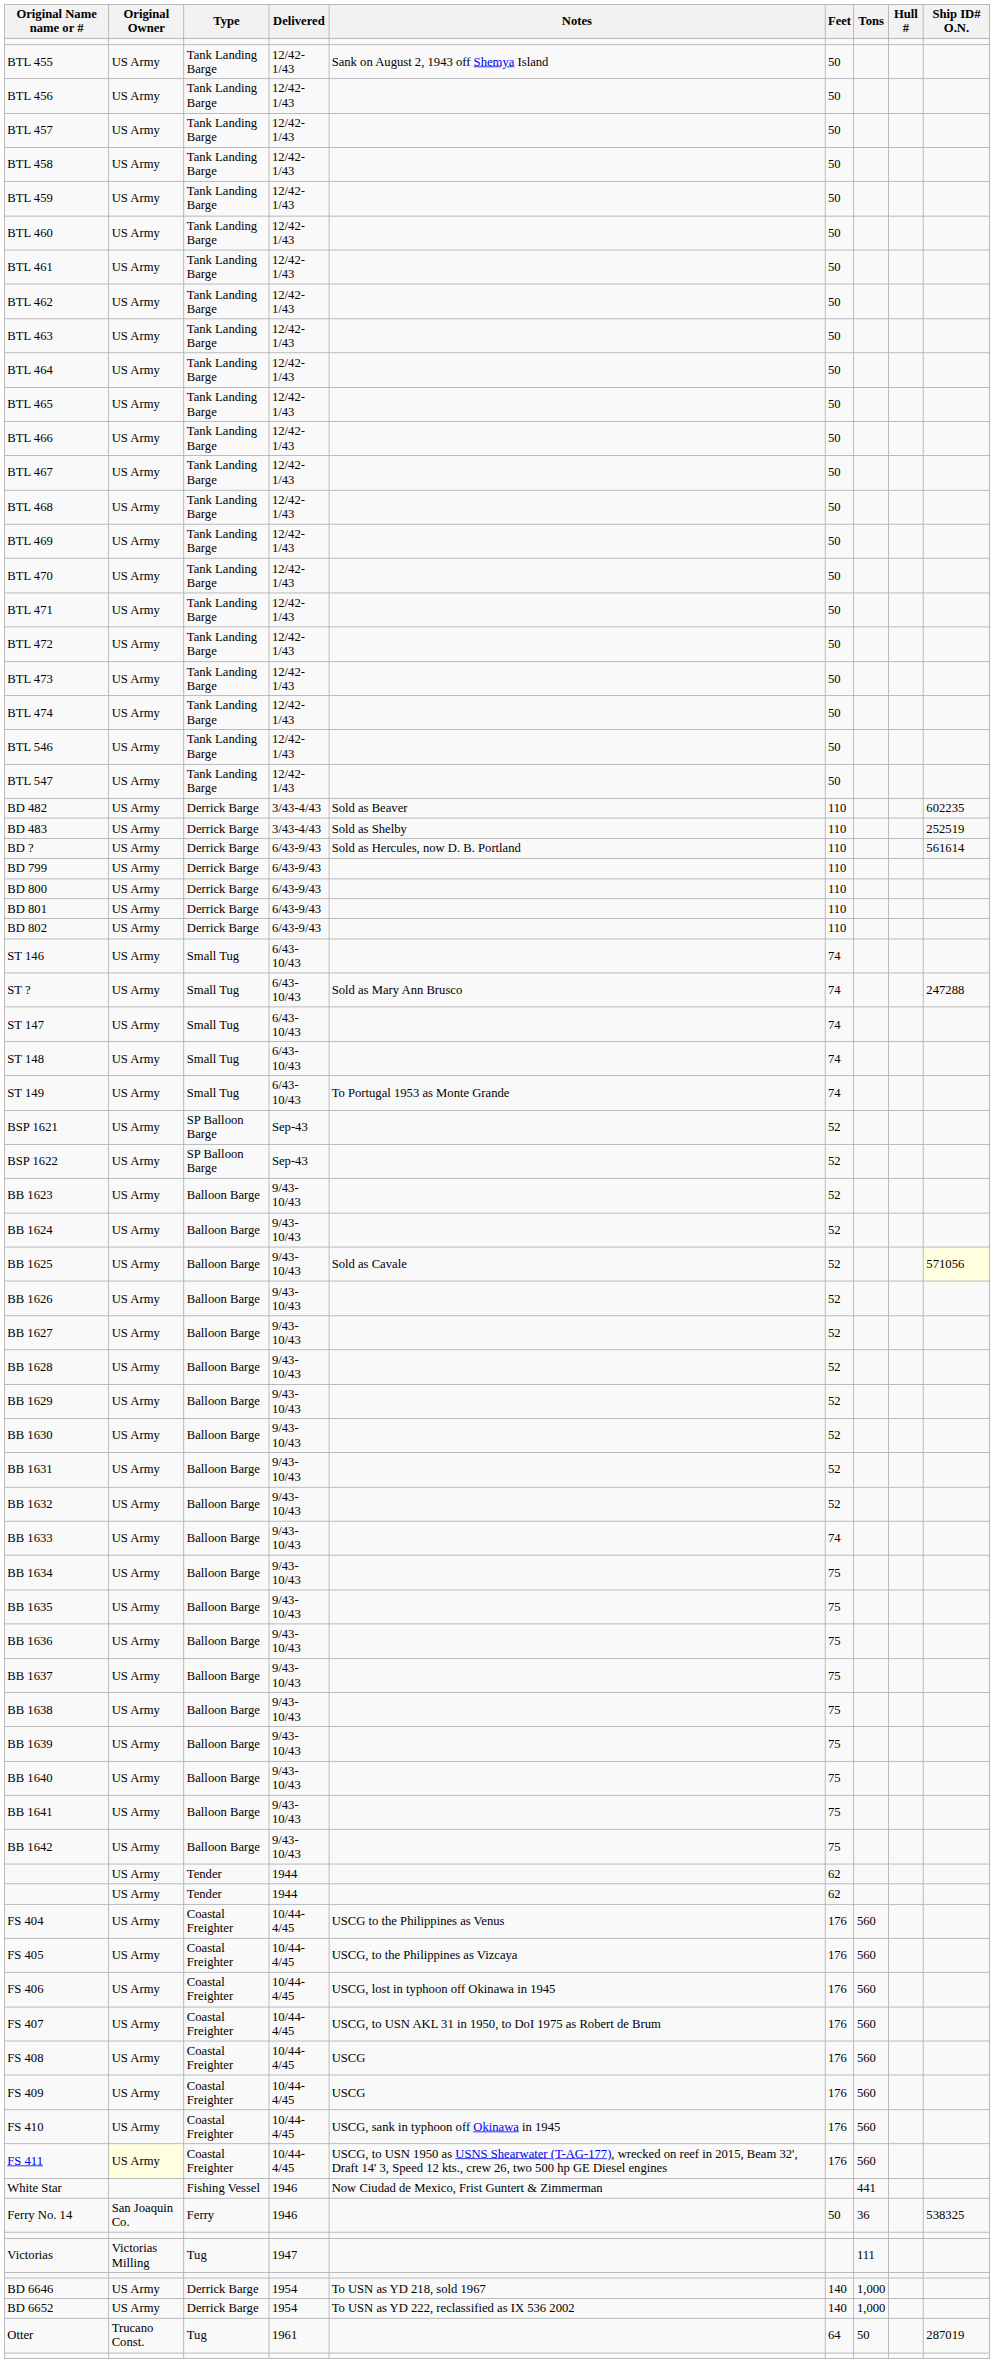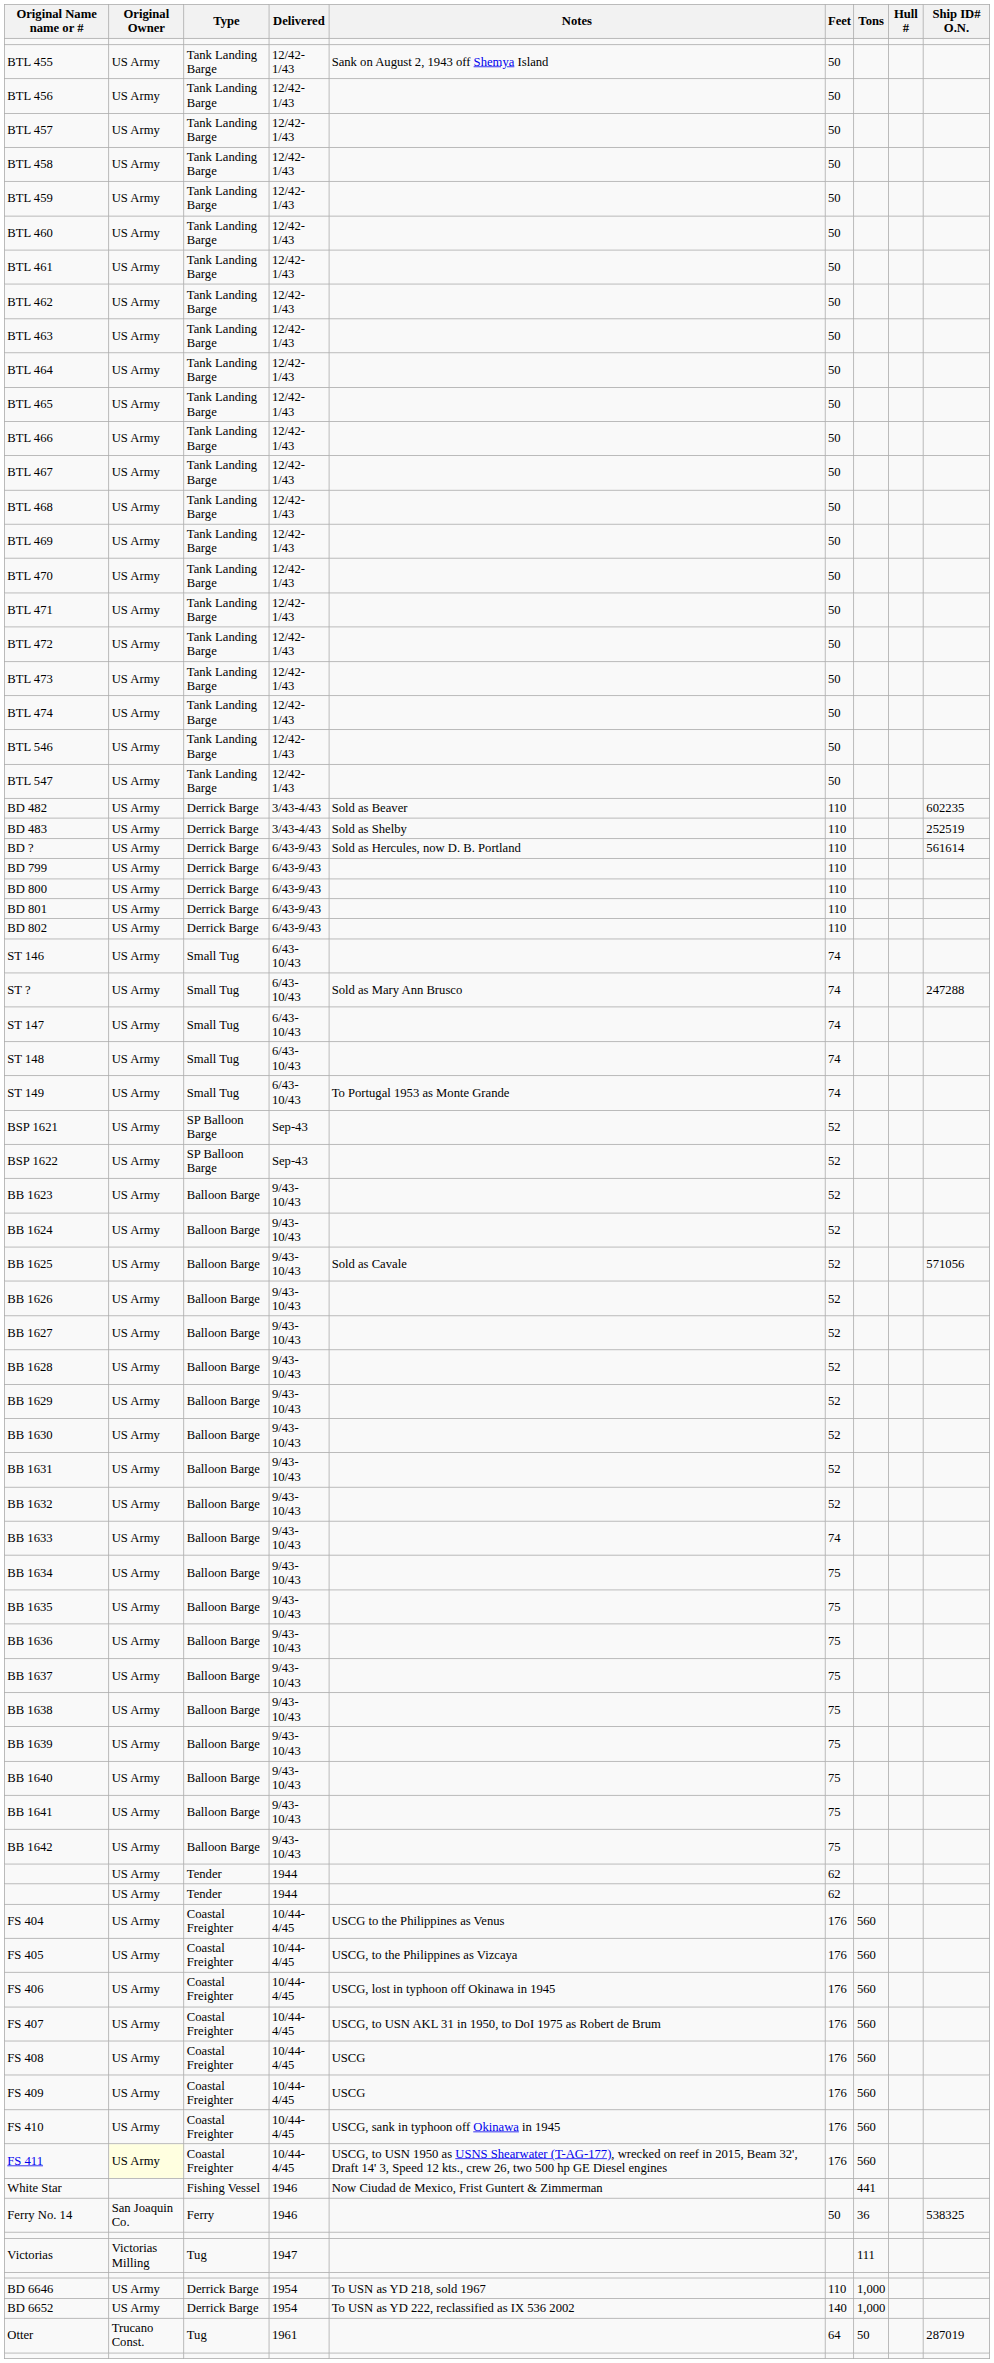(945, 1264) lightyellow background -> (945, 1264) no background
(837, 2288) 140 -> (837, 2288) 110
